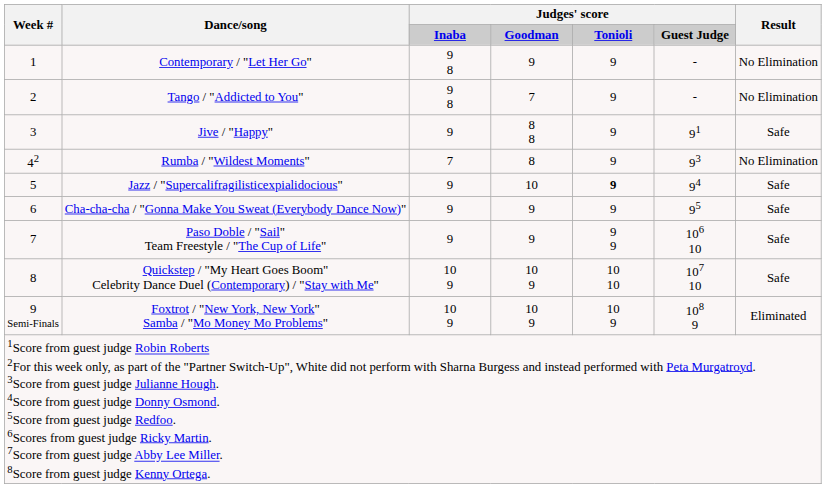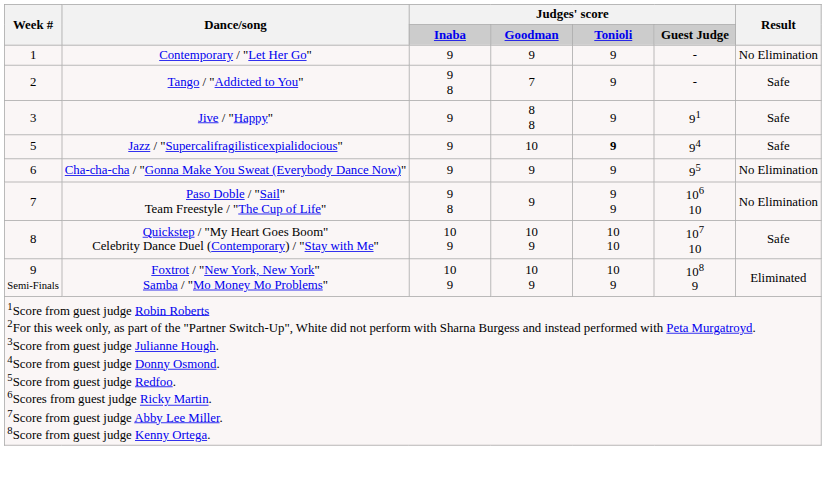(450, 62) 9 8 -> (450, 55) 9
(778, 97) No Elimination -> (778, 82) Safe
- row: (235, 161)
(778, 208) Safe -> (778, 170) No Elimination
(450, 239) 9 -> (450, 201) 9 8
(778, 239) Safe -> (778, 201) No Elimination
